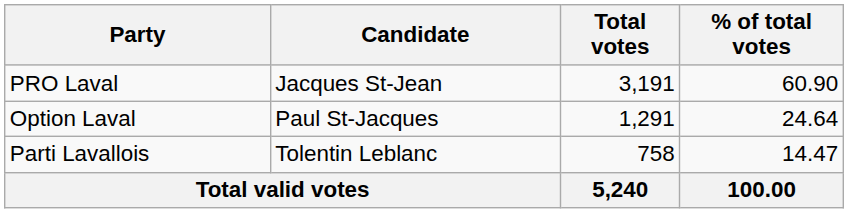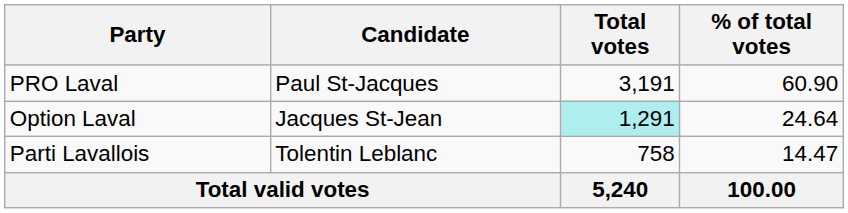(359, 82) Jacques St-Jean -> (357, 82) Paul St-Jacques
(357, 118) Paul St-Jacques -> (359, 118) Jacques St-Jean
(647, 118) no background -> (647, 118) paleturquoise background
